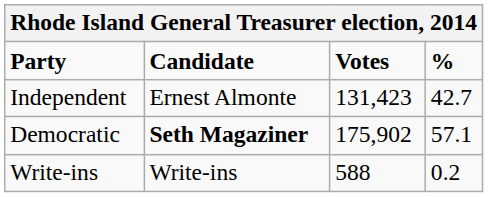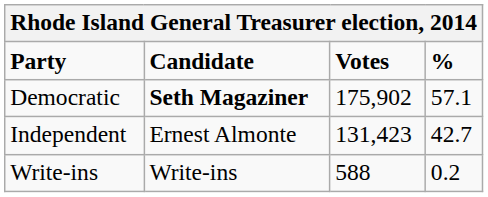rows swapped: (65, 135) <-> (68, 97)
